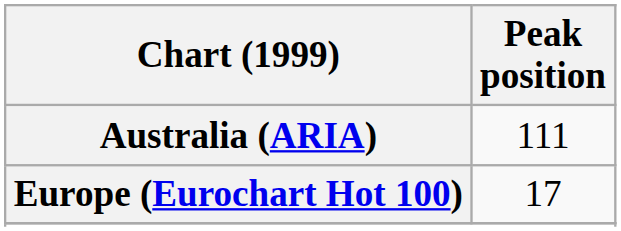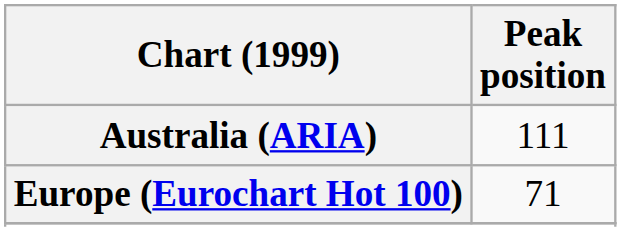(543, 193) 17 -> (543, 193) 71
